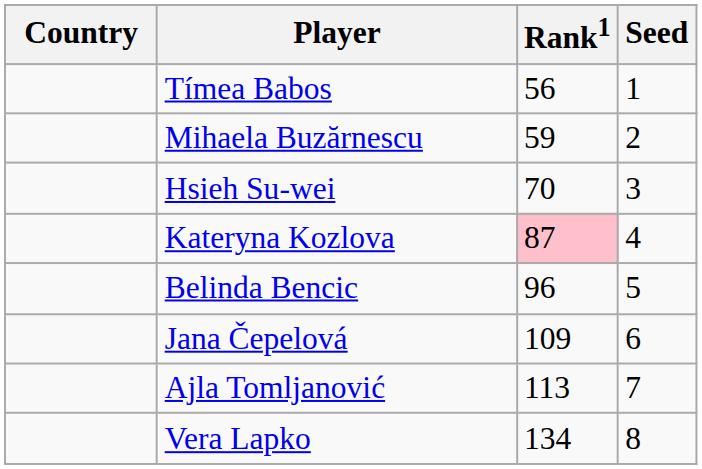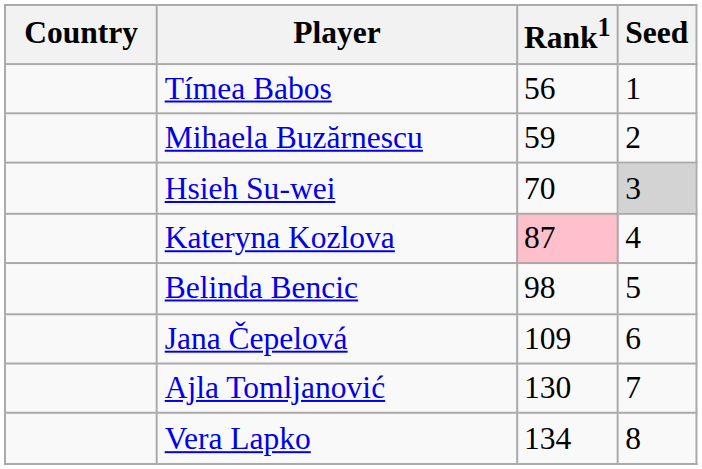(633, 187) no background -> (633, 187) lightgrey background
(540, 287) 96 -> (540, 287) 98
(547, 387) 113 -> (548, 387) 130
